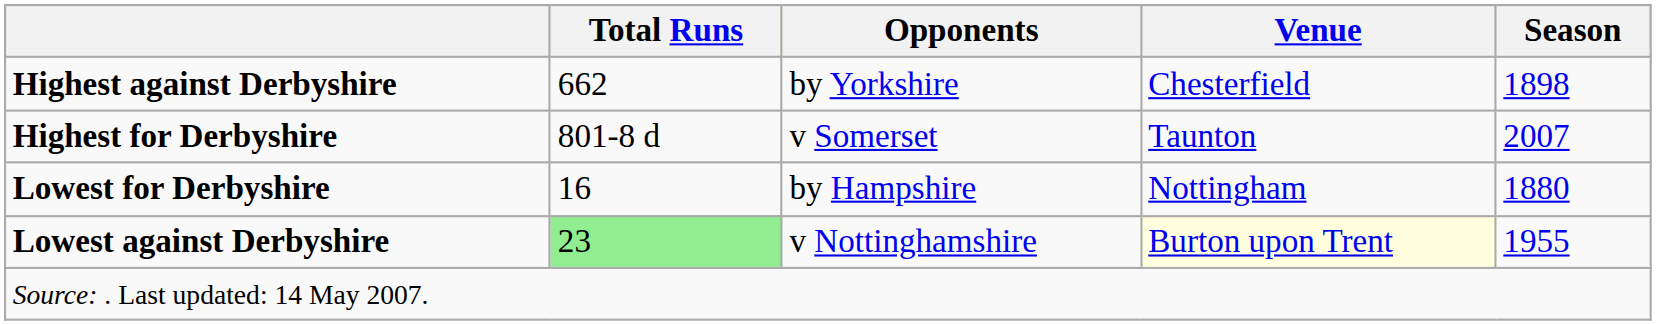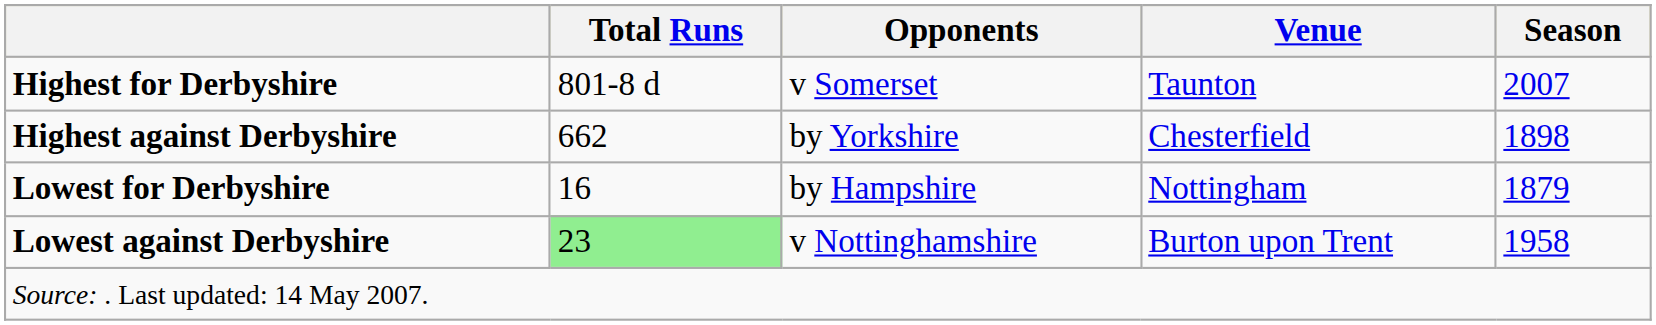rows swapped: (175, 135) <-> (205, 83)
(1536, 188) 1880 -> (1536, 188) 1879
(1271, 240) lightyellow background -> (1271, 240) no background
(1536, 240) 1955 -> (1536, 240) 1958
